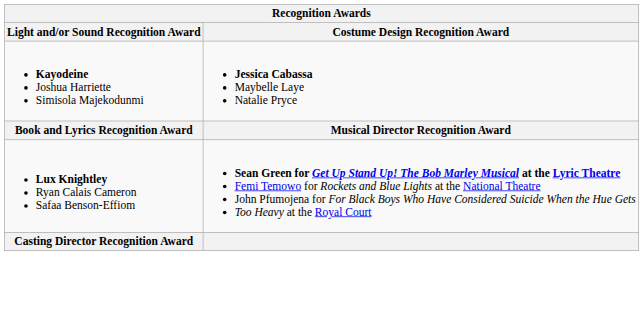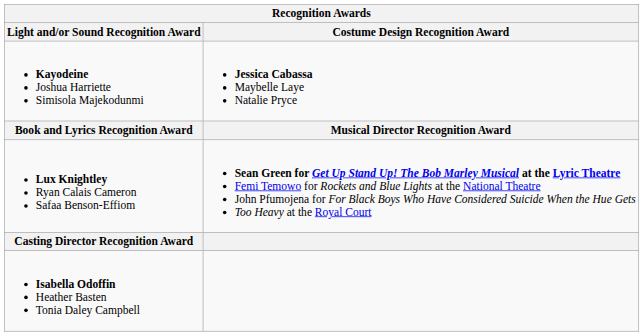+ row: (104, 297)
